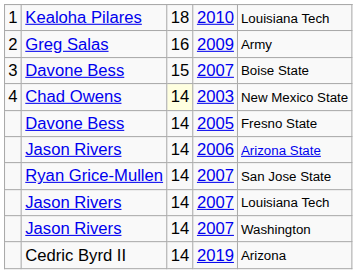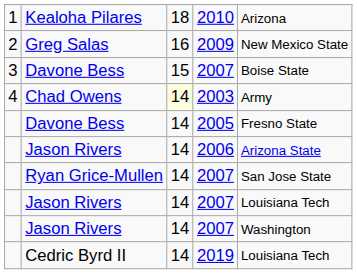(285, 18) Louisiana Tech -> (264, 18) Arizona
(256, 44) Army -> (295, 44) New Mexico State
(295, 97) New Mexico State -> (256, 97) Army
(264, 255) Arizona -> (285, 255) Louisiana Tech
